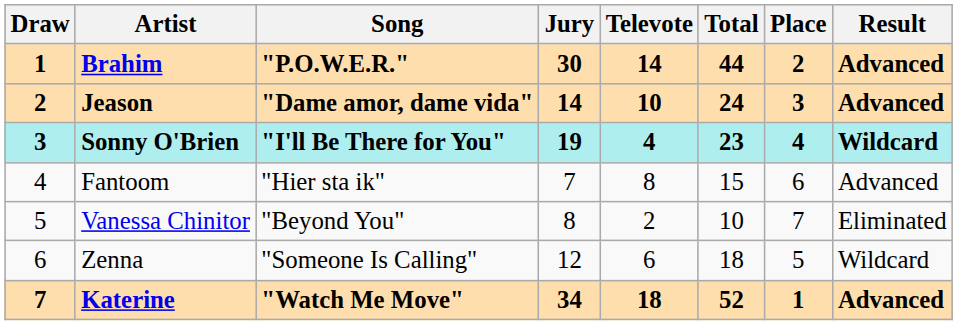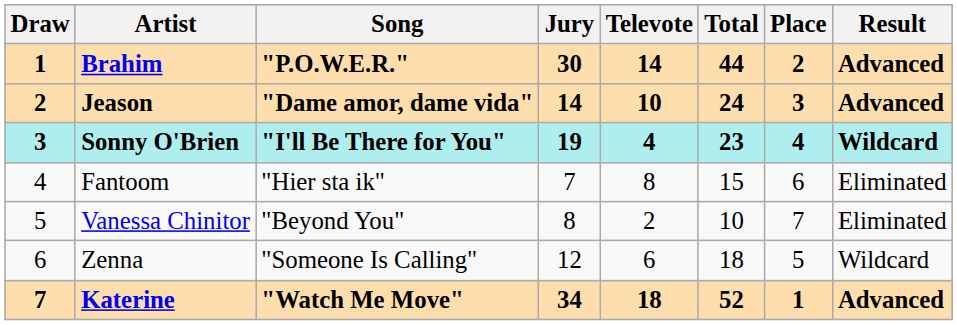(888, 181) Advanced -> (892, 181) Eliminated
